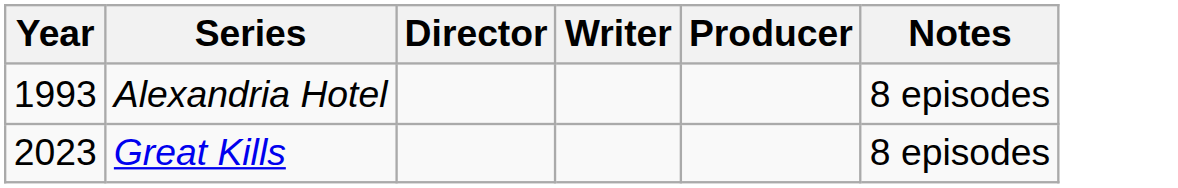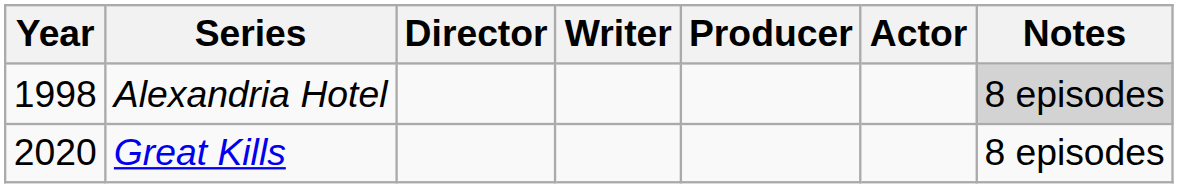+ column: (919, 34)
(55, 93) 1993 -> (55, 93) 1998
(960, 93) no background -> (1075, 93) lightgrey background
(55, 152) 2023 -> (55, 152) 2020
